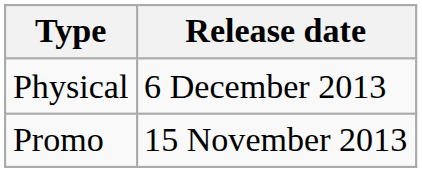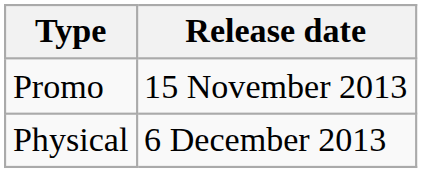rows swapped: (58, 139) <-> (71, 85)
